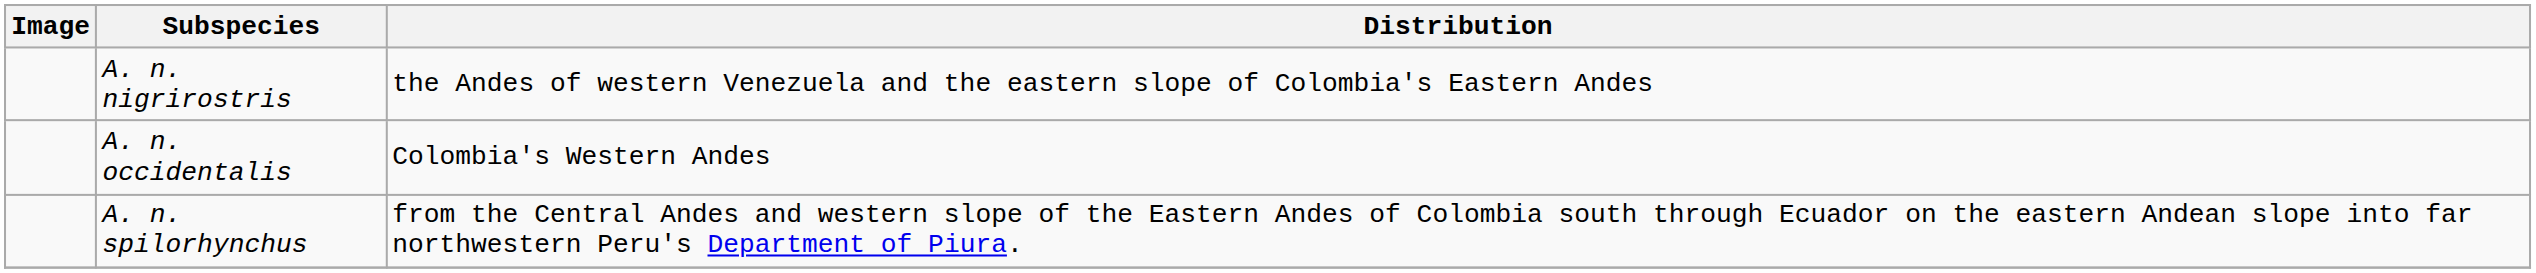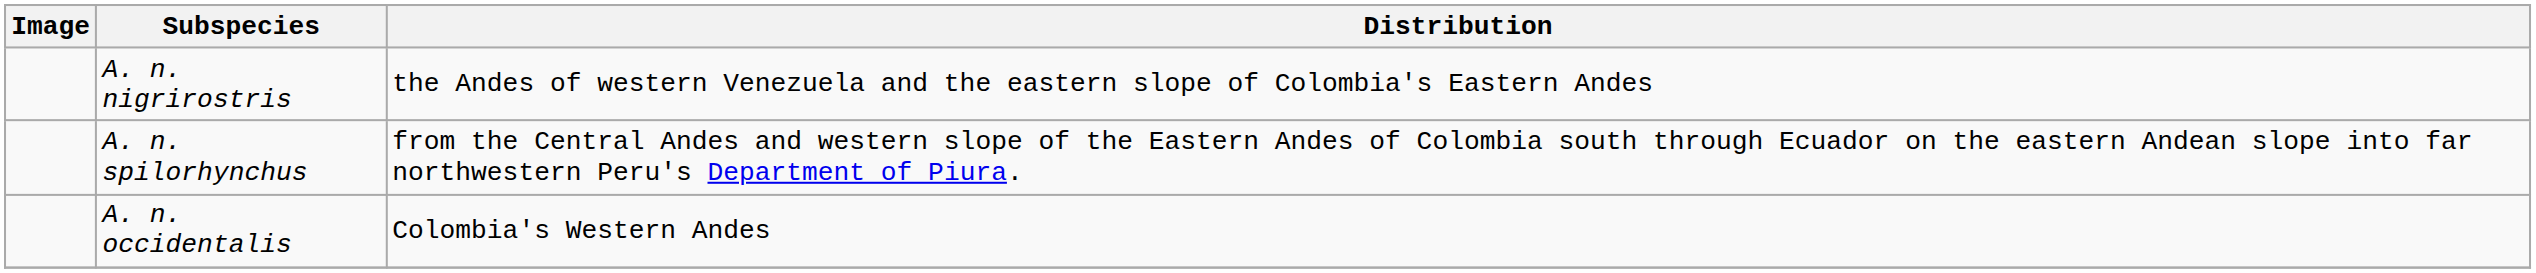rows swapped: (197, 157) <-> (205, 231)
